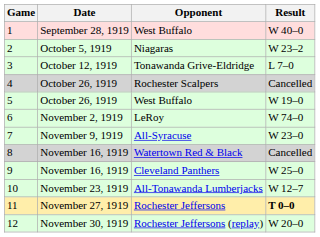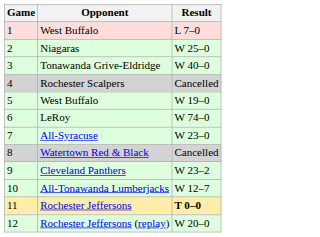- column: (84, 13)
(286, 30) W 40–0 -> (187, 30) L 7–0
(286, 48) W 23–2 -> (192, 48) W 25–0
(281, 65) L 7–0 -> (192, 65) W 40–0
(286, 170) W 25–0 -> (192, 170) W 23–2
